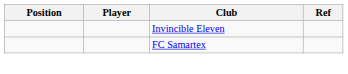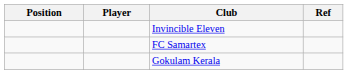+ row: (186, 61)
